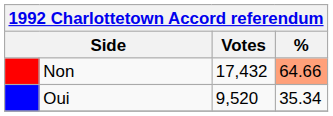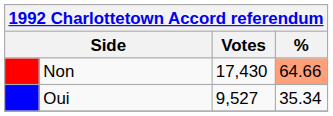(242, 72) 17,432 -> (242, 72) 17,430
(237, 98) 9,520 -> (237, 98) 9,527
